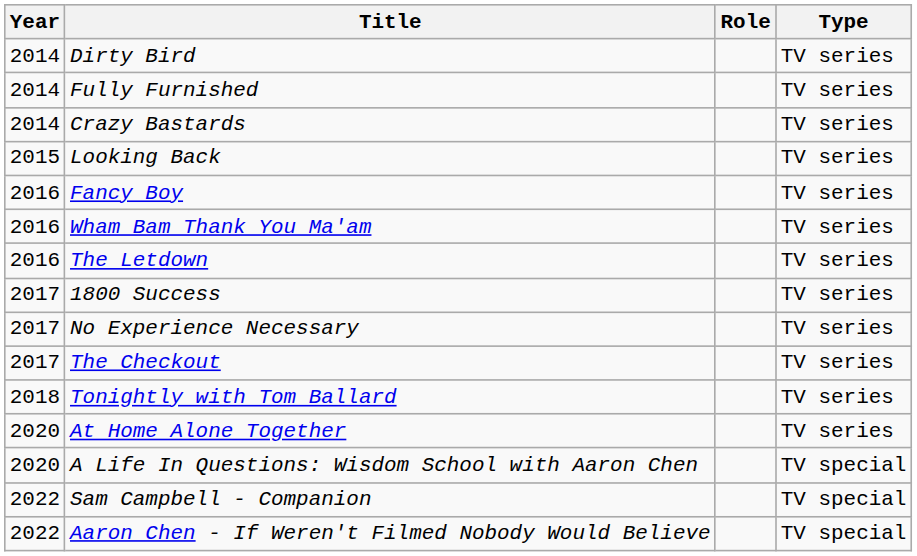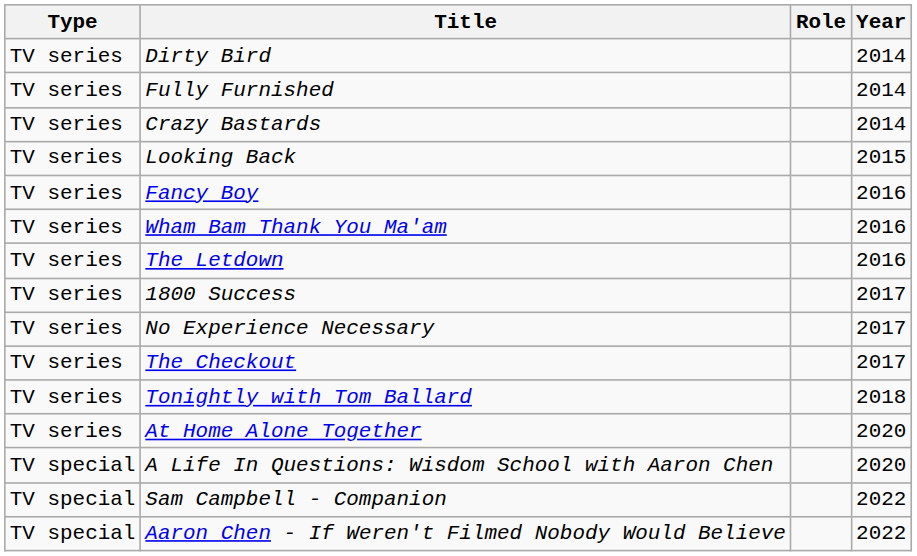columns swapped: (35, 22) <-> (844, 22)
